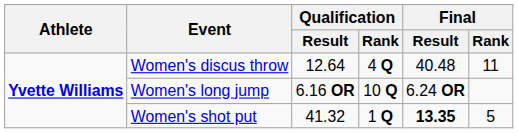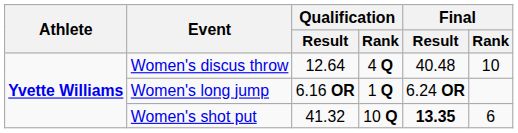(491, 66) 11 -> (491, 66) 10
(380, 91) 10 Q -> (380, 91) 1 Q
(380, 116) 1 Q -> (380, 116) 10 Q
(491, 116) 5 -> (491, 116) 6
